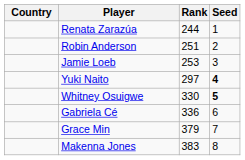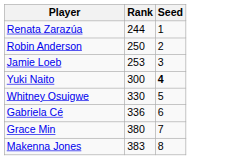- column: (32, 12)
(190, 46) 251 -> (136, 46) 250
(190, 79) 297 -> (136, 79) 300
(215, 96) bold -> (161, 96) normal
(190, 130) 379 -> (136, 130) 380
